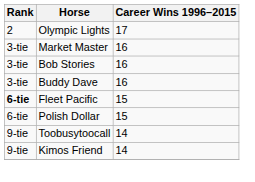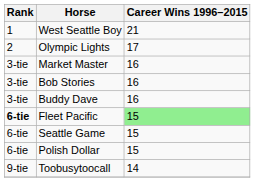+ row: (80, 30)
(122, 99) no background -> (133, 116) lightgreen background
+ row: (72, 133)
- row: (71, 151)
